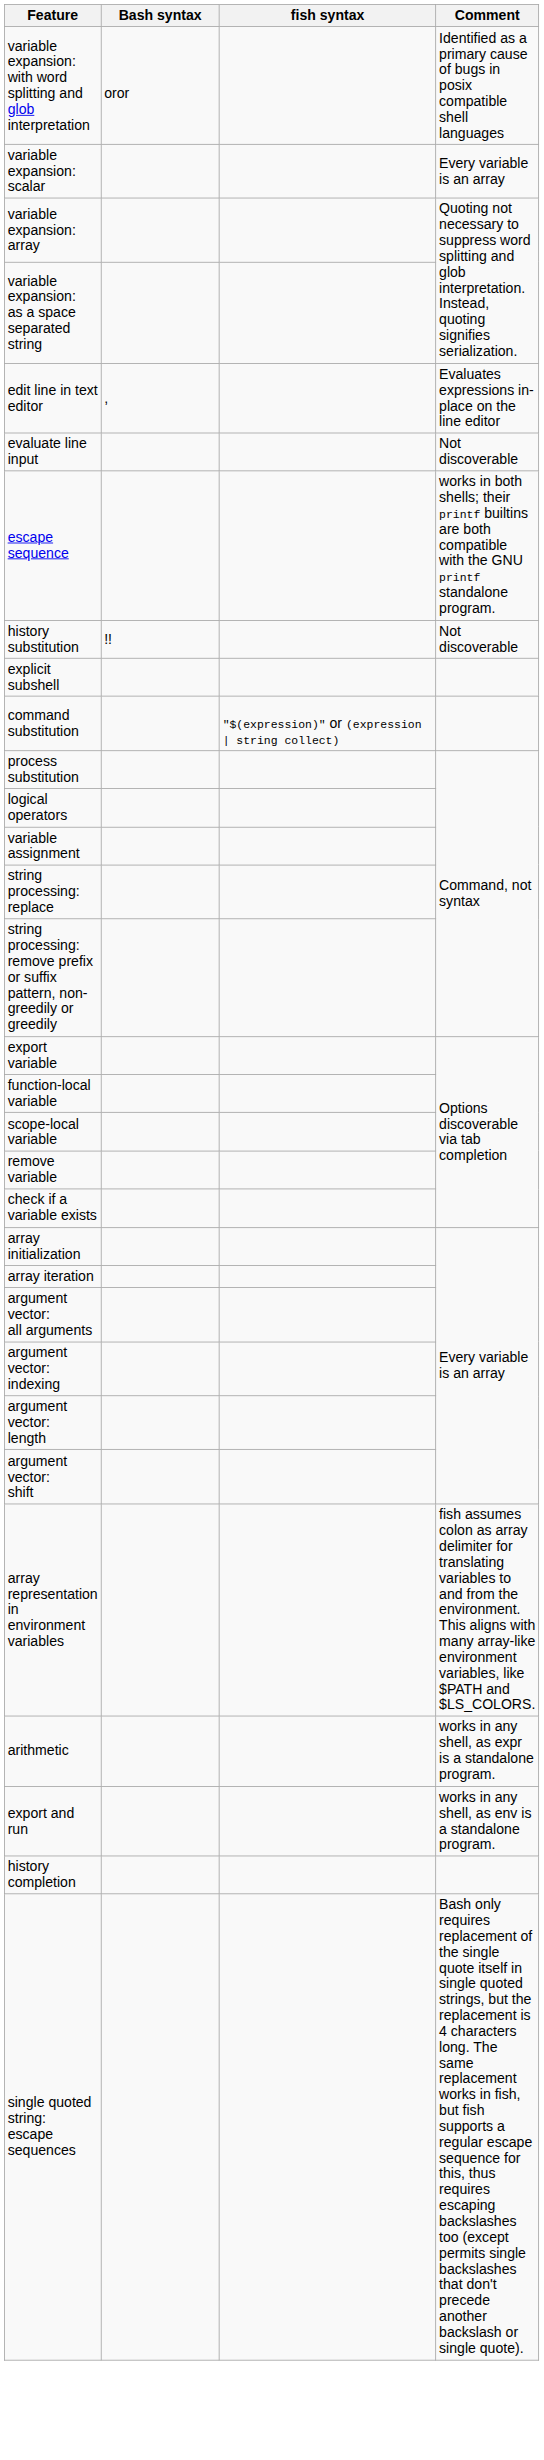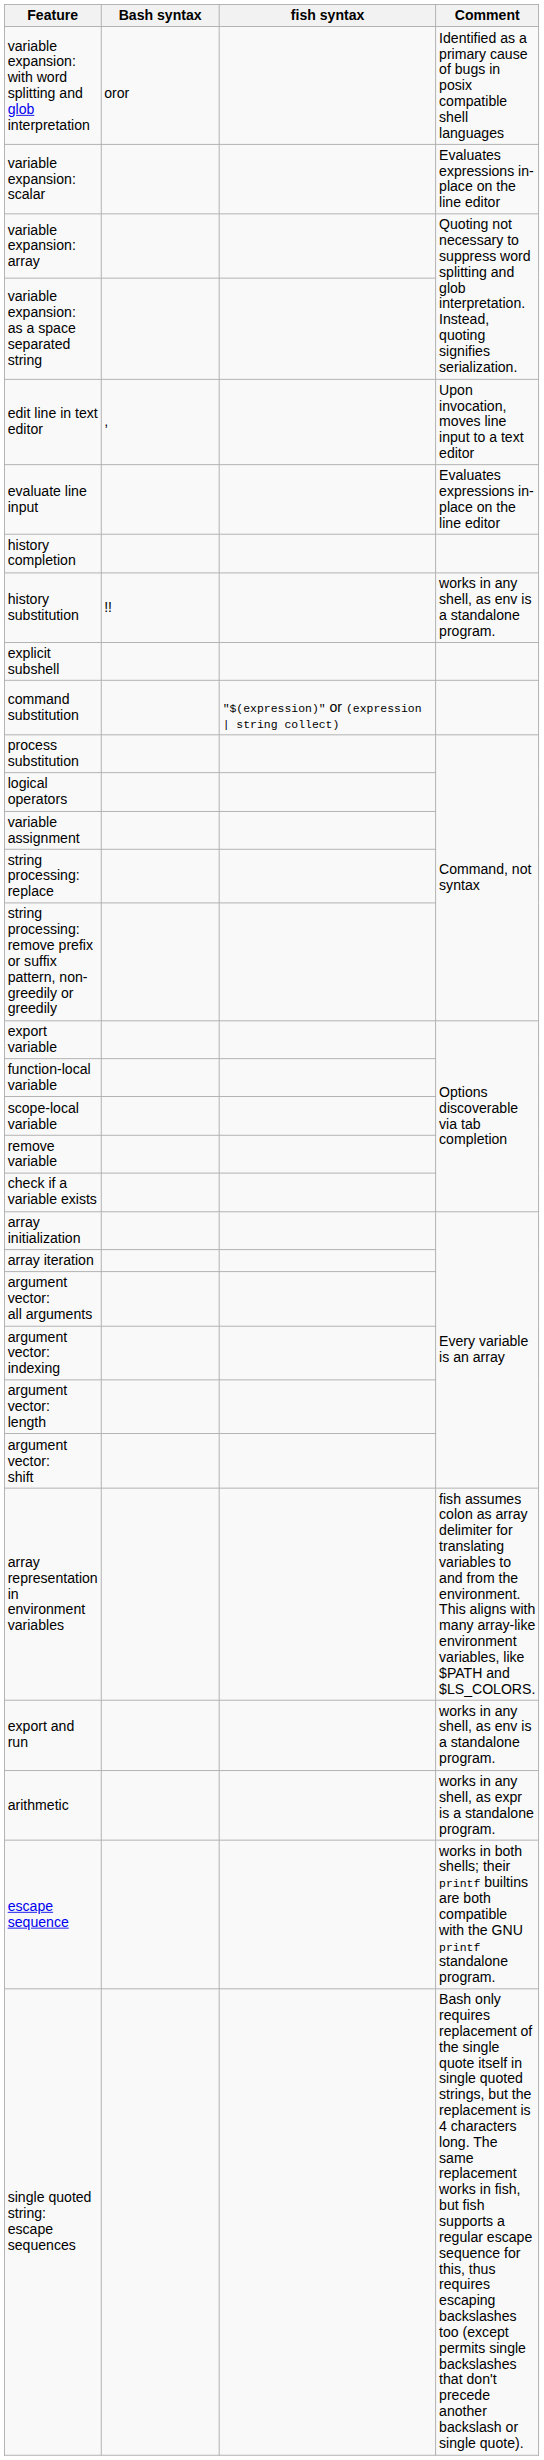(484, 171) Every variable is an array -> (486, 179) Evaluates expressions in-place on the line editor
(486, 398) Evaluates expressions in-place on the line editor -> (481, 421) Upon invocation, moves line input to a text editor
(479, 452) Not discoverable -> (486, 499) Evaluates expressions in-place on the line editor
rows swapped: (42, 1874) <-> (38, 545)
(479, 639) Not discoverable -> (485, 607) works in any shell, as env is a standalone program.
rows swapped: (41, 1820) <-> (38, 1751)
